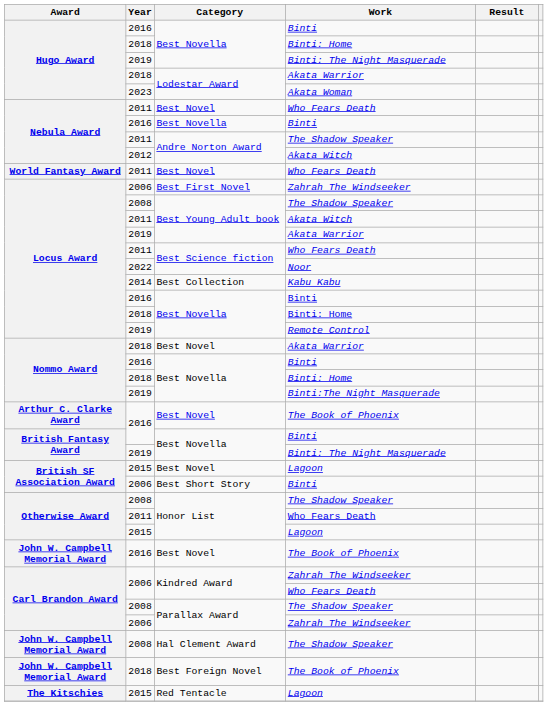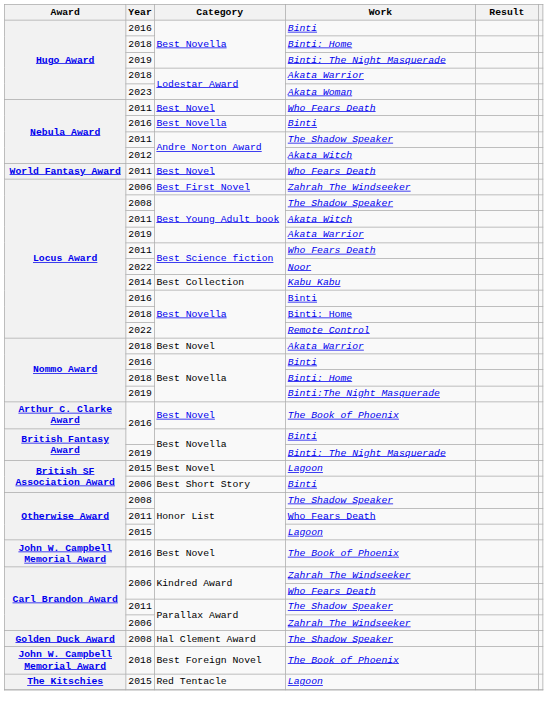(140, 330) 2019 -> (140, 330) 2022
(140, 607) 2008 -> (140, 607) 2011
(65, 644) John W. Campbell Memorial Award -> (65, 639) Golden Duck Award
